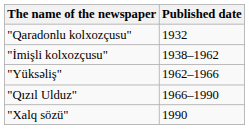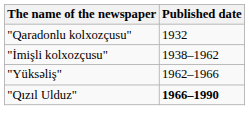(190, 94) normal -> (190, 94) bold
- row: (38, 114)
